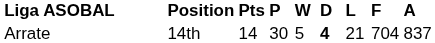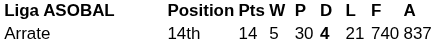columns swapped: (275, 10) <-> (303, 10)
(385, 34) 704 -> (385, 34) 740
